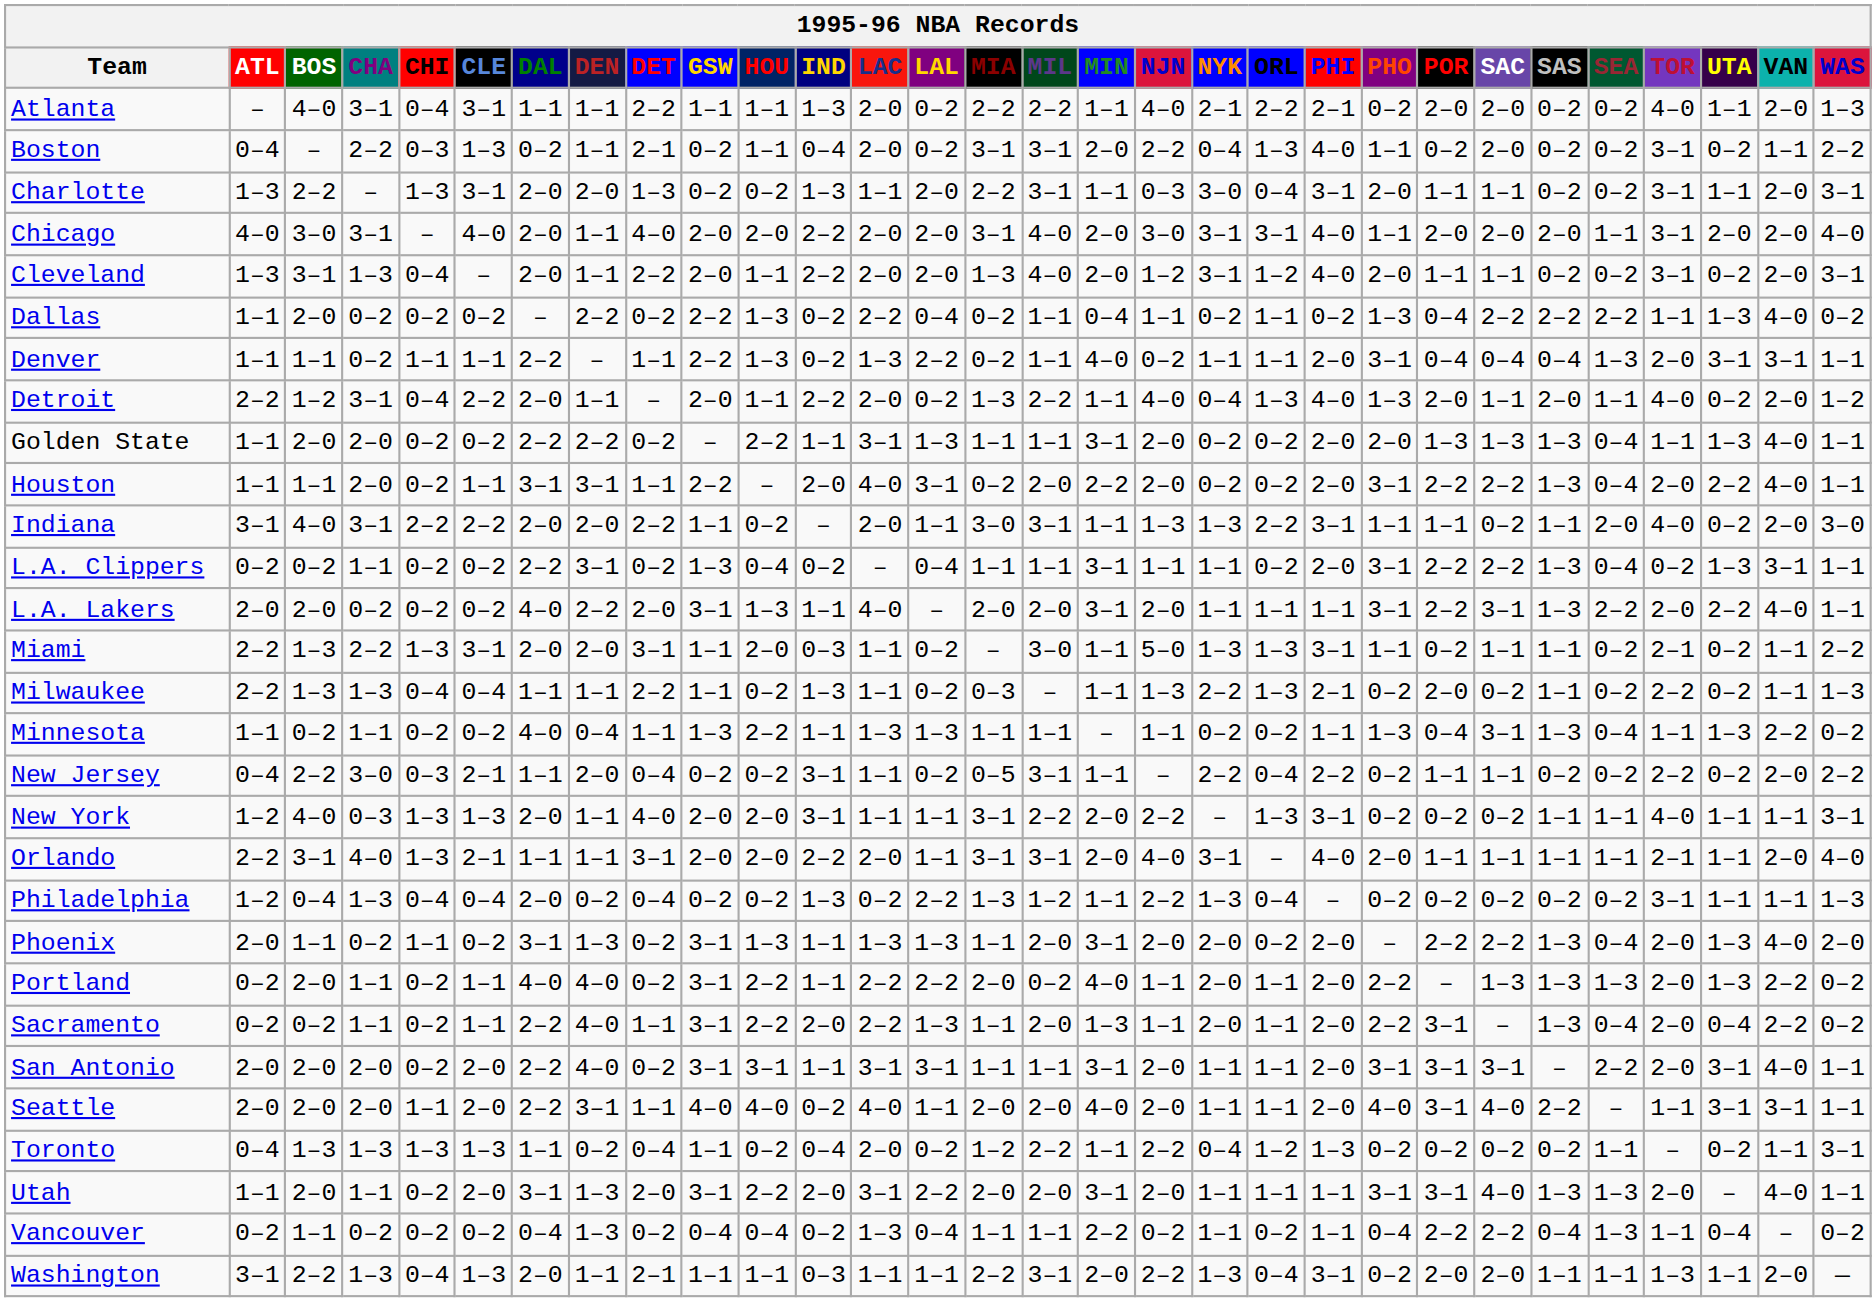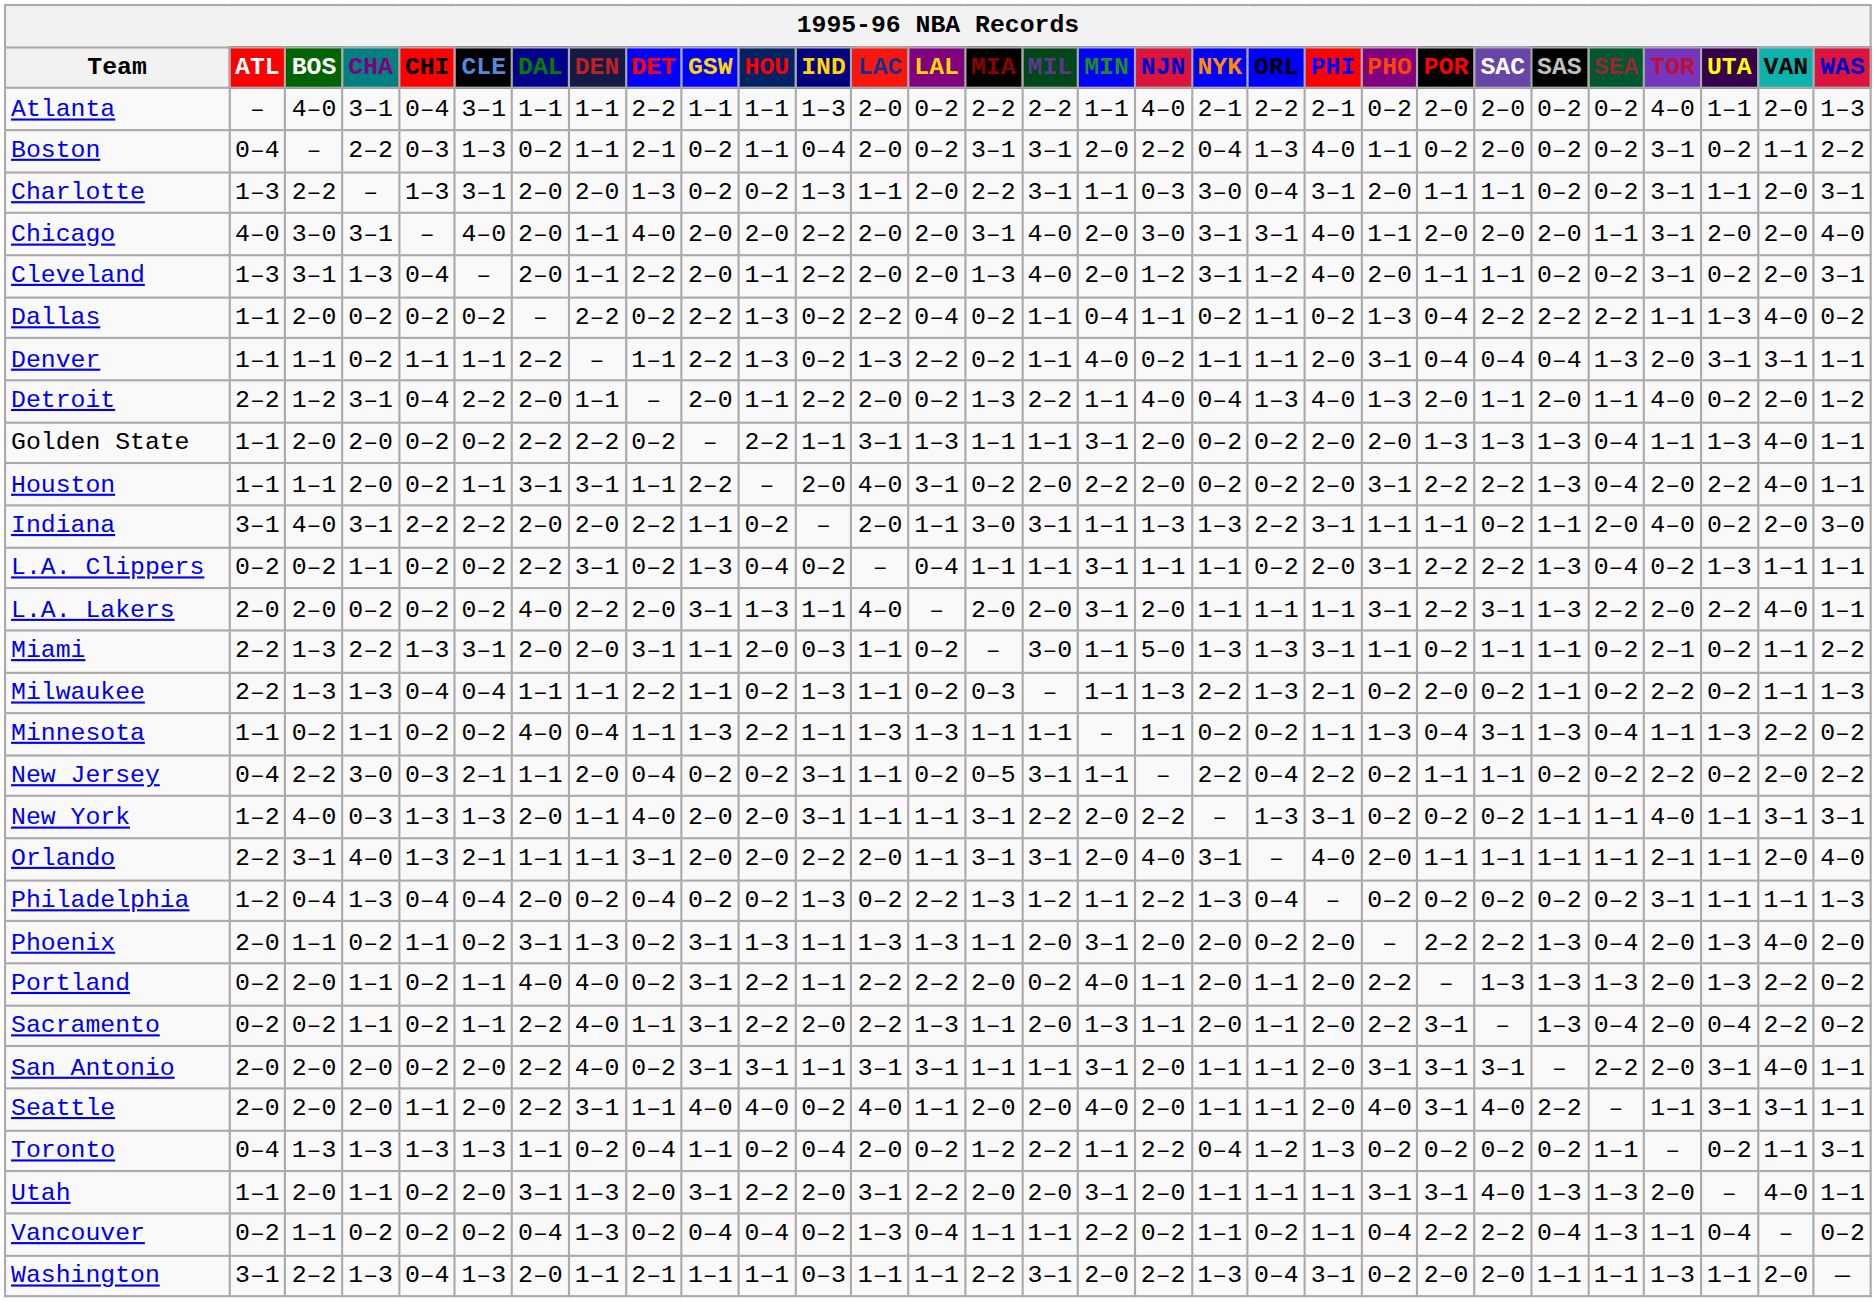(1786, 567) 3–1 -> (1786, 567) 1–1
(1786, 817) 1–1 -> (1786, 817) 3–1
